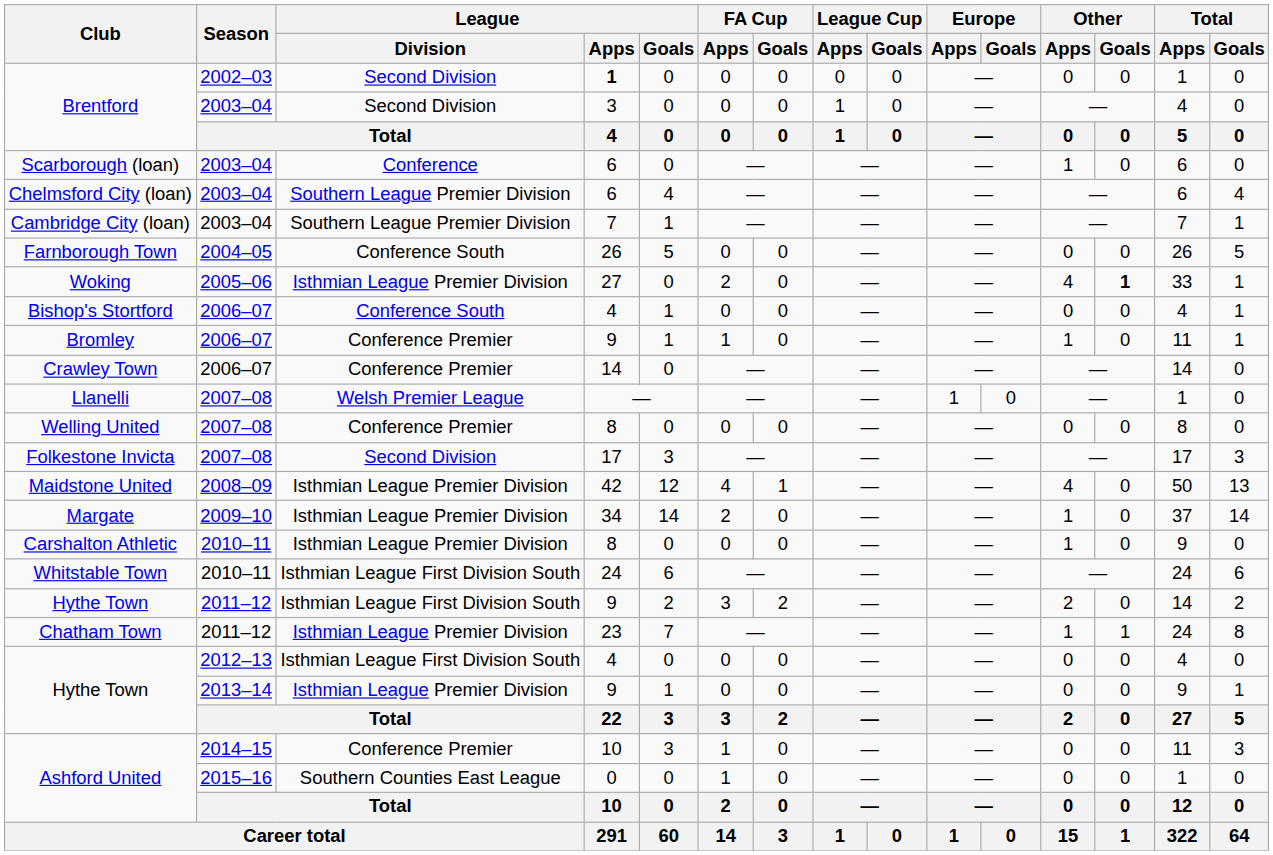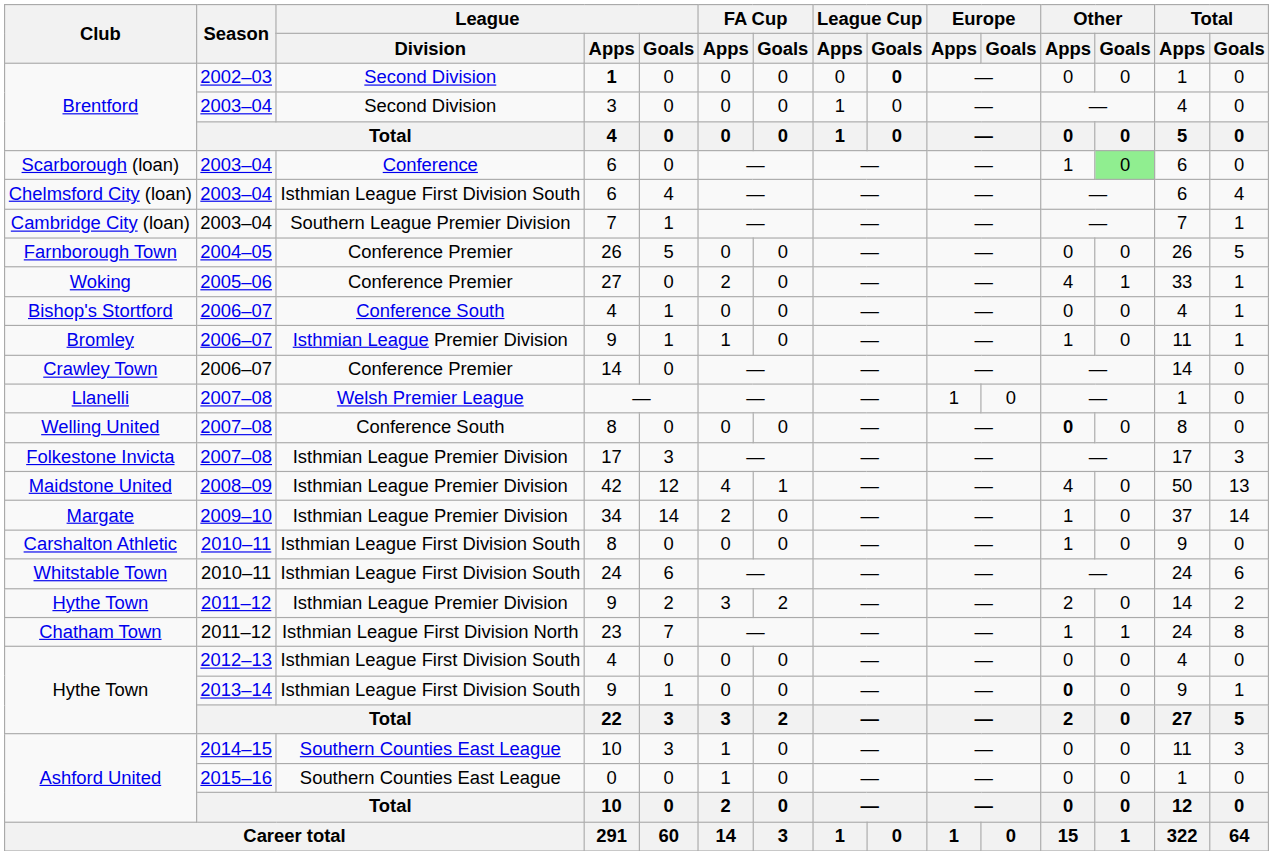(897, 77) normal -> (897, 77) bold
(1125, 164) no background -> (1125, 164) lightgreen background
(430, 194) Southern League Premier Division -> (430, 194) Isthmian League First Division South
(430, 252) Conference South -> (430, 252) Conference Premier
(430, 281) Isthmian League Premier Division -> (430, 281) Conference Premier
(1125, 281) bold -> (1125, 281) normal
(430, 340) Conference Premier -> (430, 340) Isthmian League Premier Division
(430, 427) Conference Premier -> (430, 427) Conference South
(1068, 427) normal -> (1068, 427) bold
(430, 456) Second Division -> (430, 456) Isthmian League Premier Division
(430, 544) Isthmian League Premier Division -> (430, 544) Isthmian League First Division South
(430, 602) Isthmian League First Division South -> (430, 602) Isthmian League Premier Division
(430, 631) Isthmian League Premier Division -> (430, 631) Isthmian League First Division North
(430, 690) Isthmian League Premier Division -> (430, 690) Isthmian League First Division South
(1068, 690) normal -> (1068, 690) bold
(430, 748) Conference Premier -> (430, 748) Southern Counties East League
